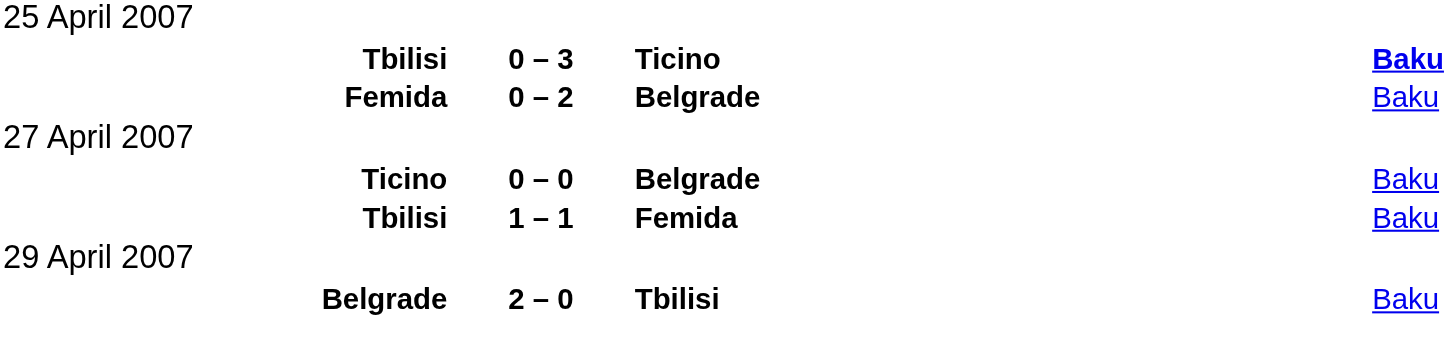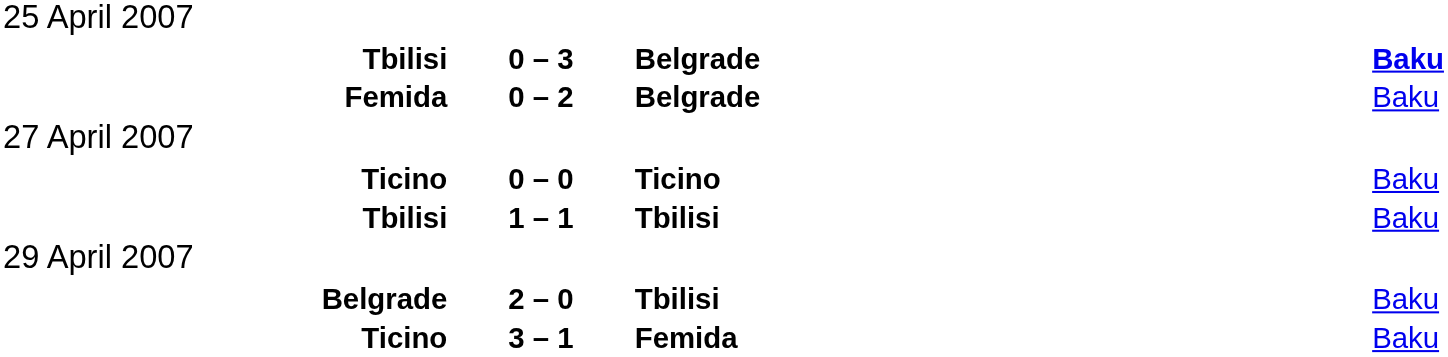(678, 58) Ticino -> (698, 58) Belgrade
(698, 179) Belgrade -> (678, 179) Ticino
(686, 217) Femida -> (677, 217) Tbilisi
+ row: (404, 338)
